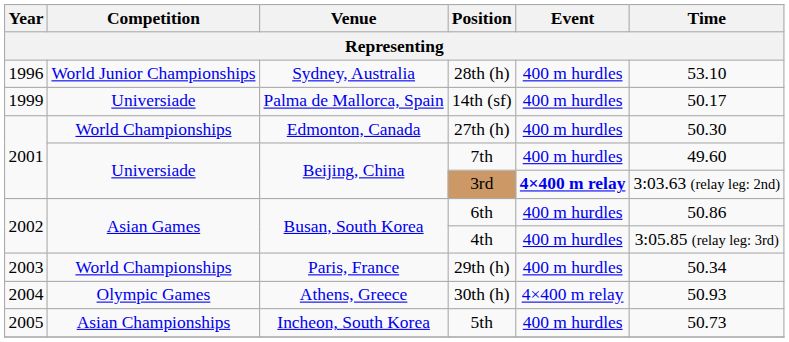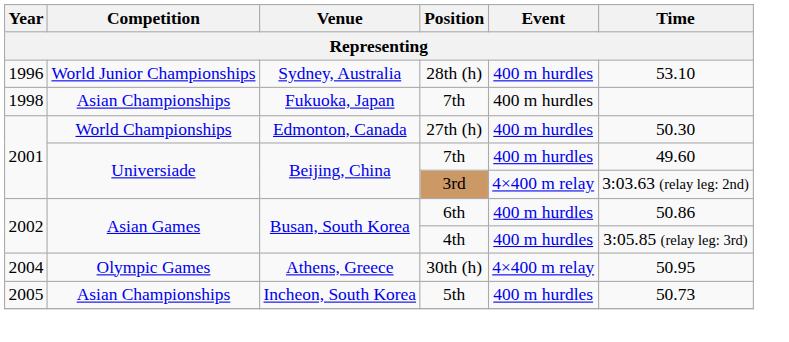+ row: (340, 101)
- row: (354, 101)
(573, 184) bold -> (543, 184) normal
- row: (354, 267)
(707, 294) 50.93 -> (676, 267) 50.95
